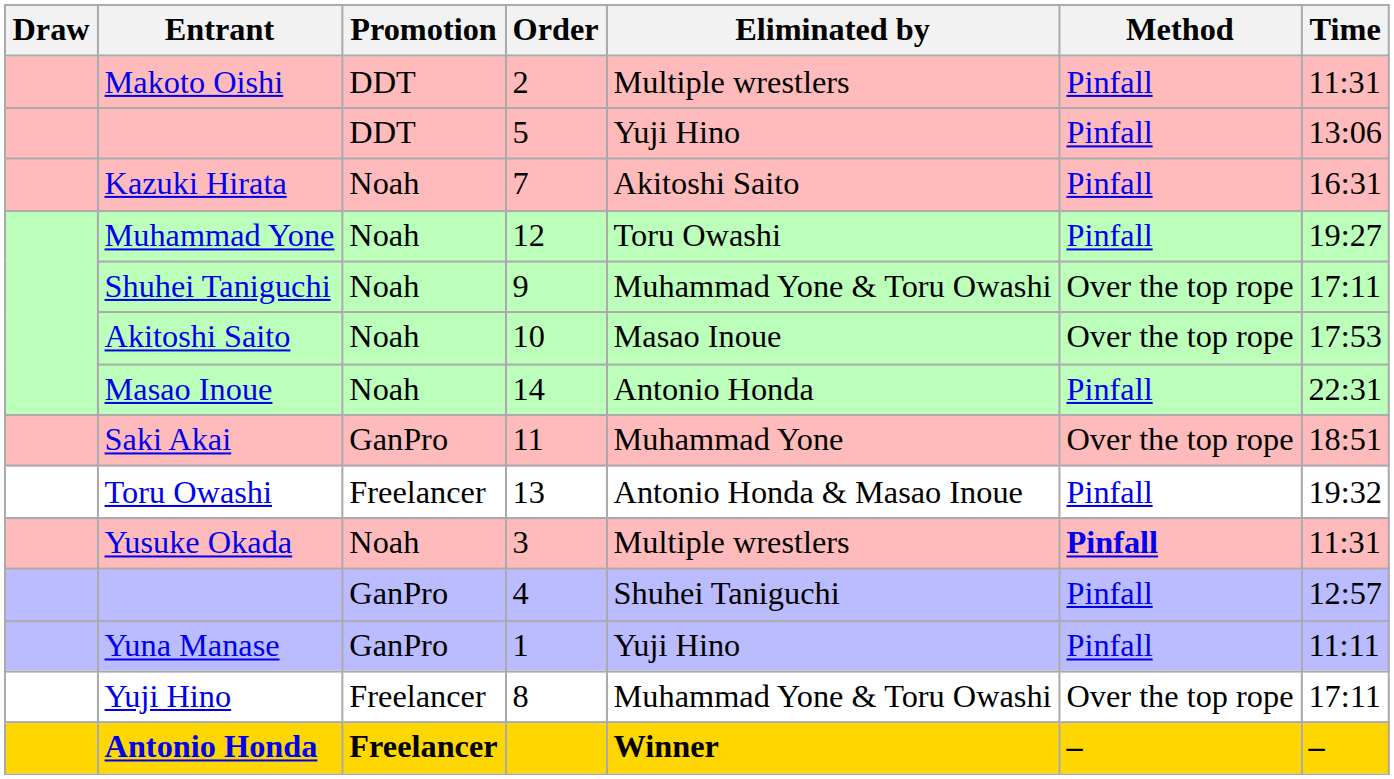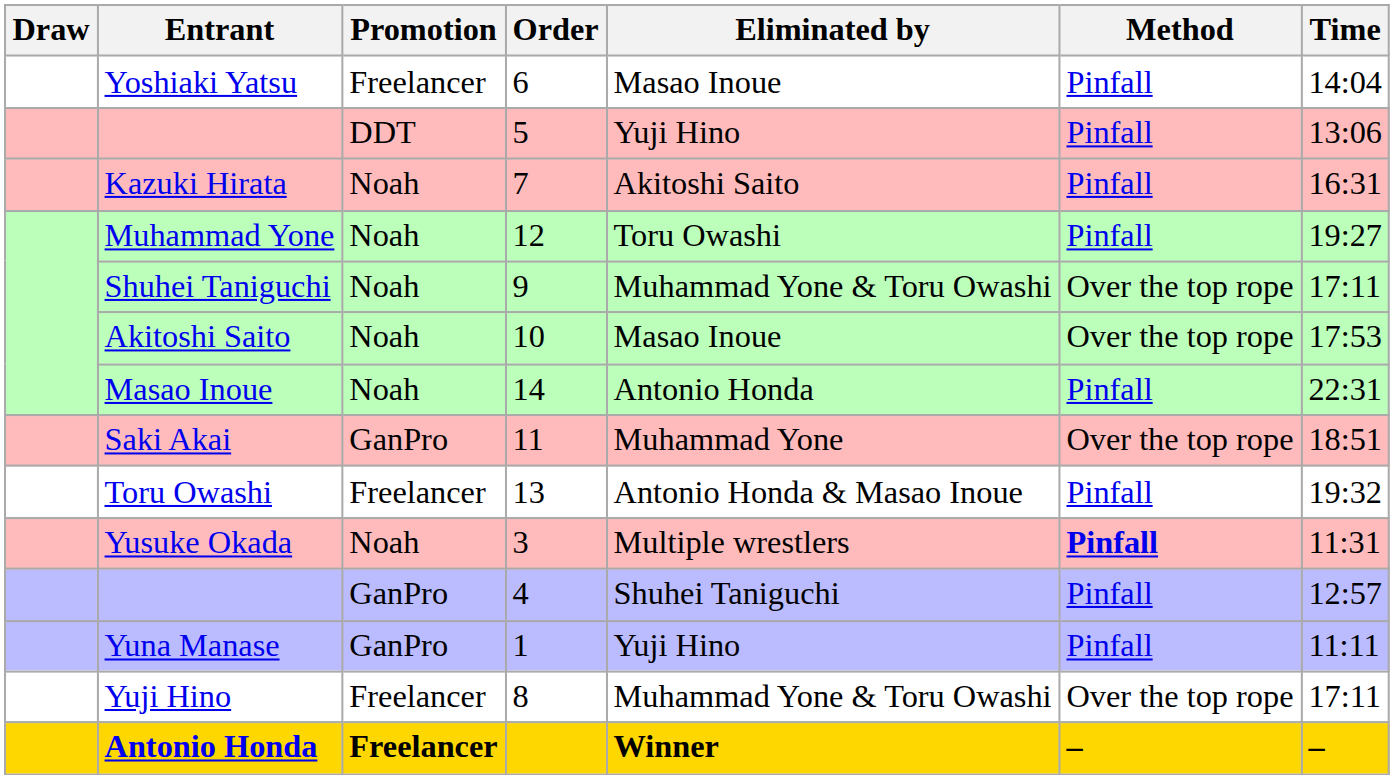+ row: (201, 81)
- row: (194, 81)
